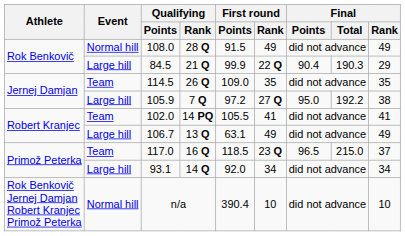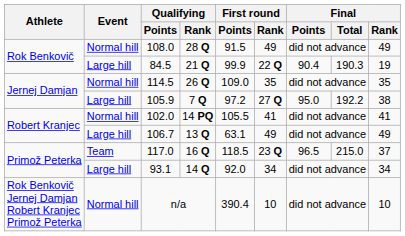(385, 65) 29 -> (385, 65) 19
(100, 83) Team -> (113, 83) Normal hill
(100, 117) Team -> (113, 117) Normal hill
